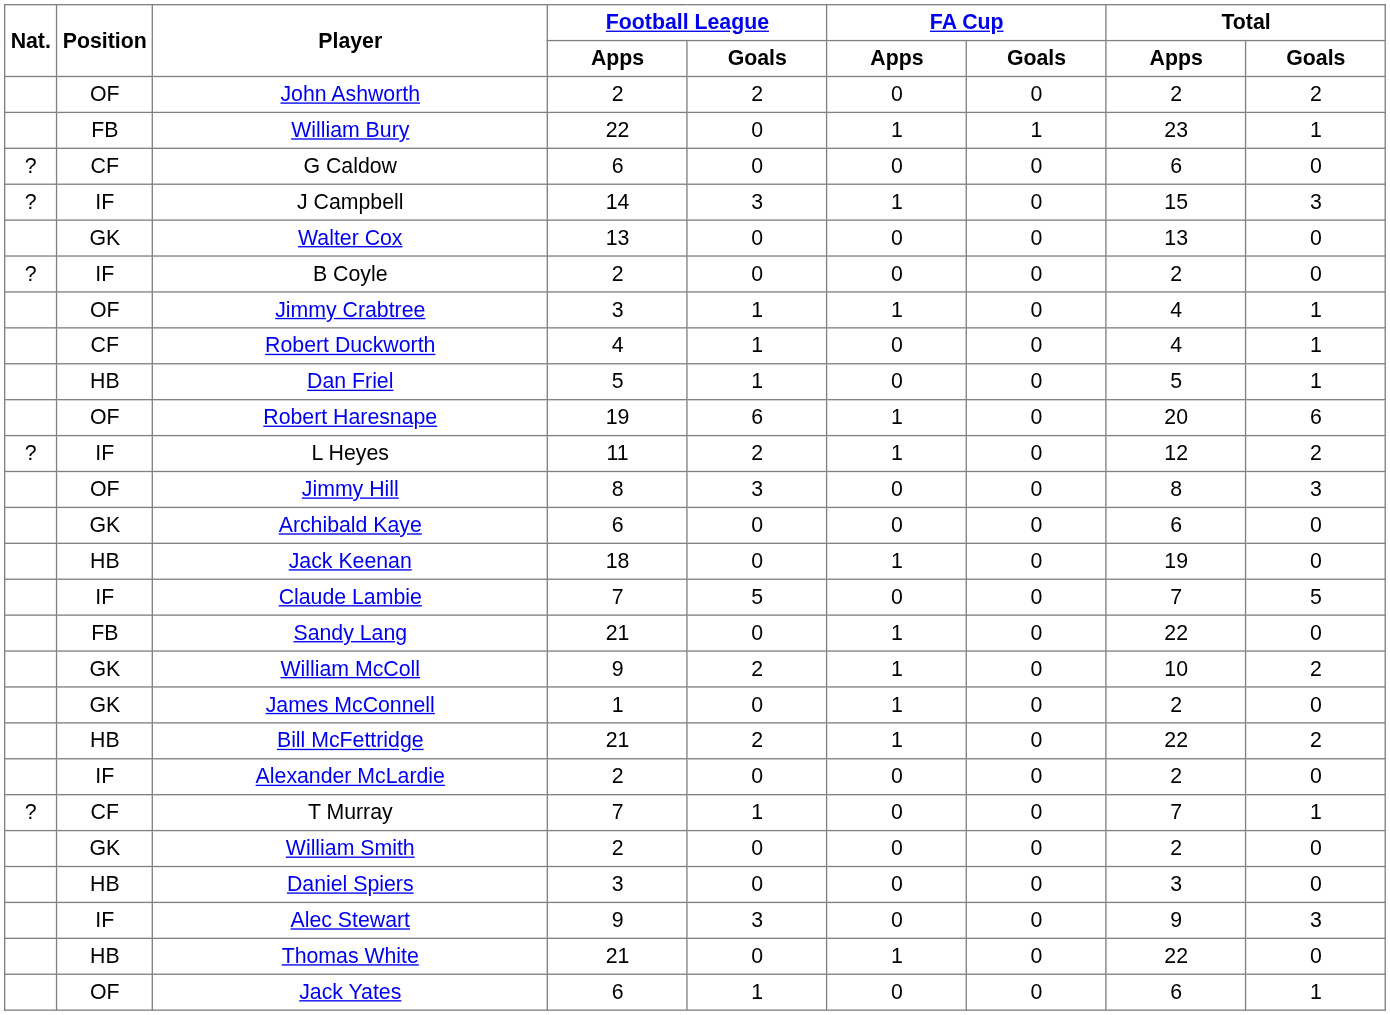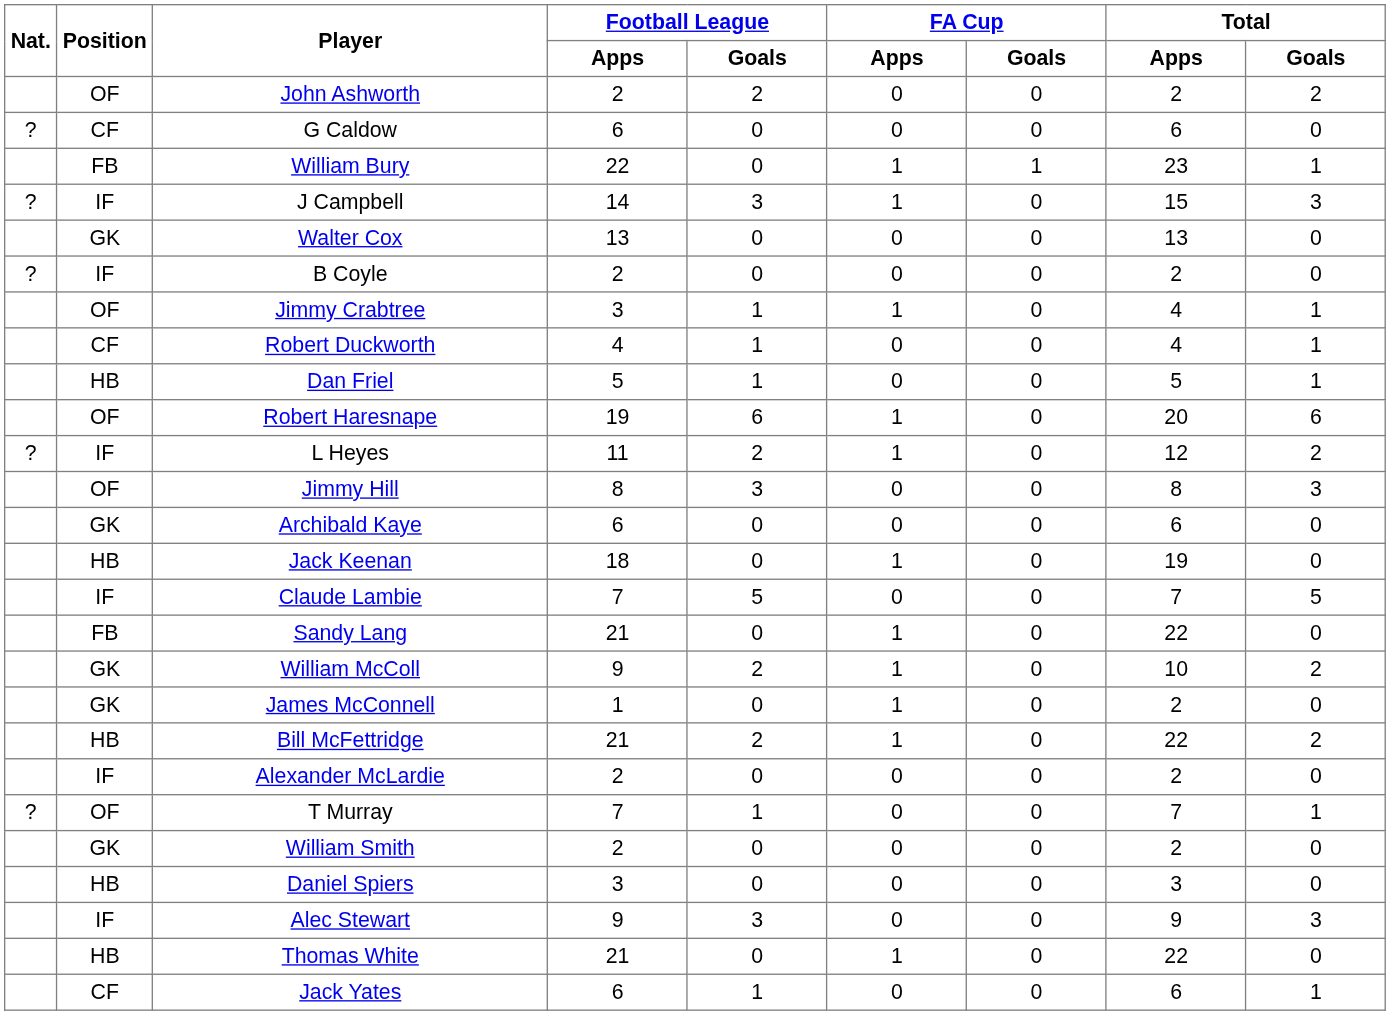rows swapped: (350, 130) <-> (350, 166)
(105, 812) CF -> (105, 812) OF
(105, 992) OF -> (105, 992) CF
